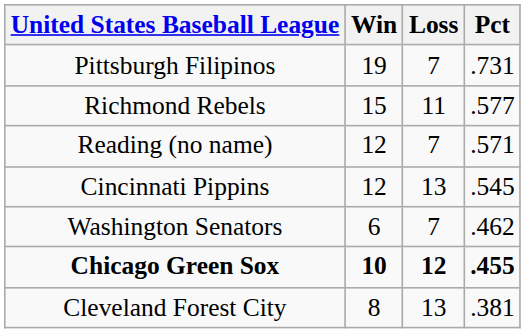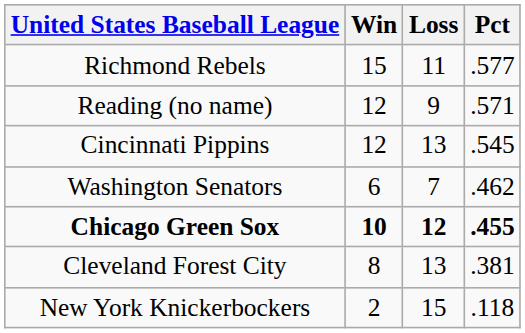- row: (175, 65)
(434, 145) 7 -> (434, 105) 9
+ row: (175, 307)
